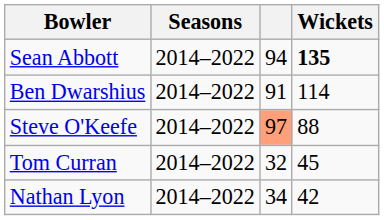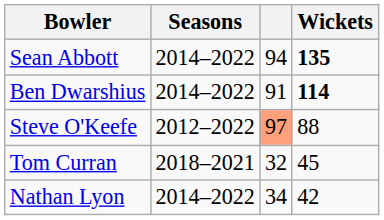(313, 92) normal -> (313, 92) bold
(205, 127) 2014–2022 -> (205, 127) 2012–2022
(205, 162) 2014–2022 -> (205, 162) 2018–2021
